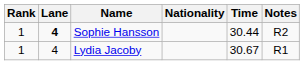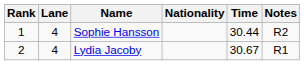(55, 32) bold -> (55, 32) normal
(21, 50) 1 -> (21, 50) 2
